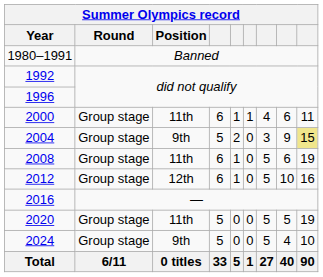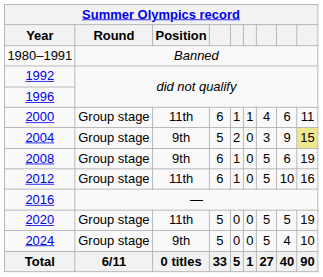(181, 158) 11th -> (181, 158) 9th
(181, 179) 12th -> (181, 179) 11th
